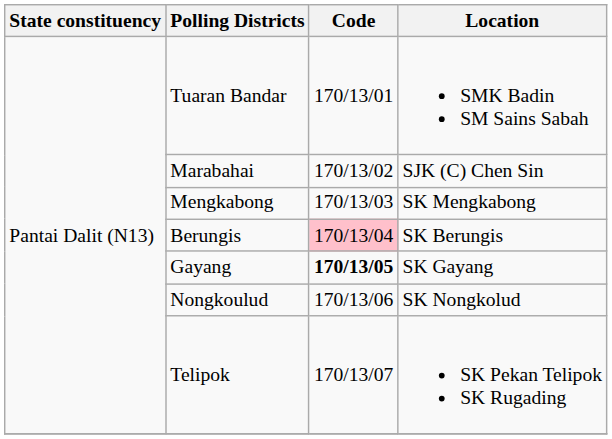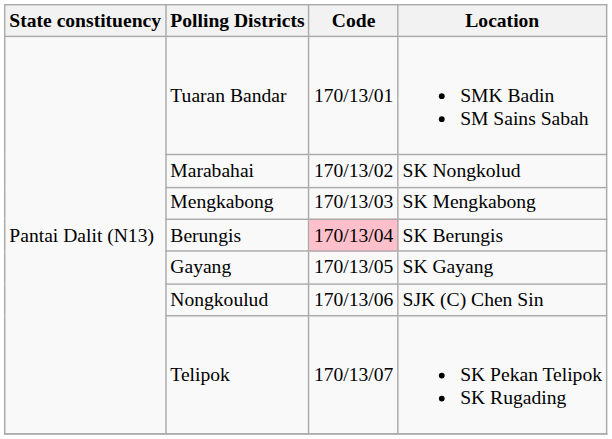(473, 170) SJK (C) Chen Sin -> (462, 170) SK Nongkolud
(354, 267) bold -> (354, 267) normal
(462, 299) SK Nongkolud -> (473, 299) SJK (C) Chen Sin
